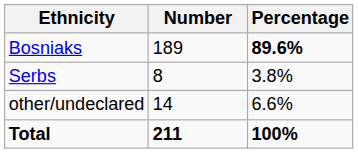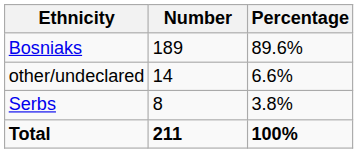(277, 47) bold -> (277, 47) normal
rows swapped: (32, 76) <-> (77, 104)
